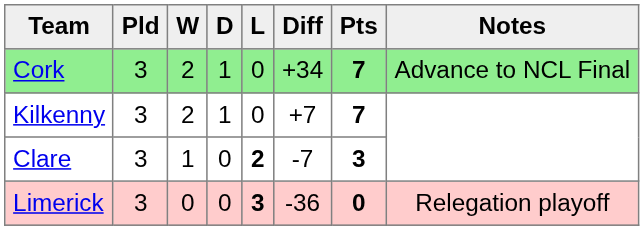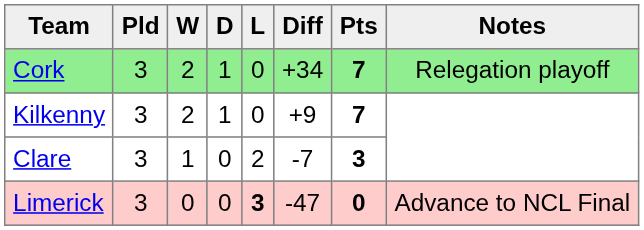(512, 70) Advance to NCL Final -> (512, 70) Relegation playoff
(303, 114) +7 -> (303, 114) +9
(258, 158) bold -> (258, 158) normal
(303, 202) -36 -> (303, 202) -47
(512, 202) Relegation playoff -> (512, 202) Advance to NCL Final
